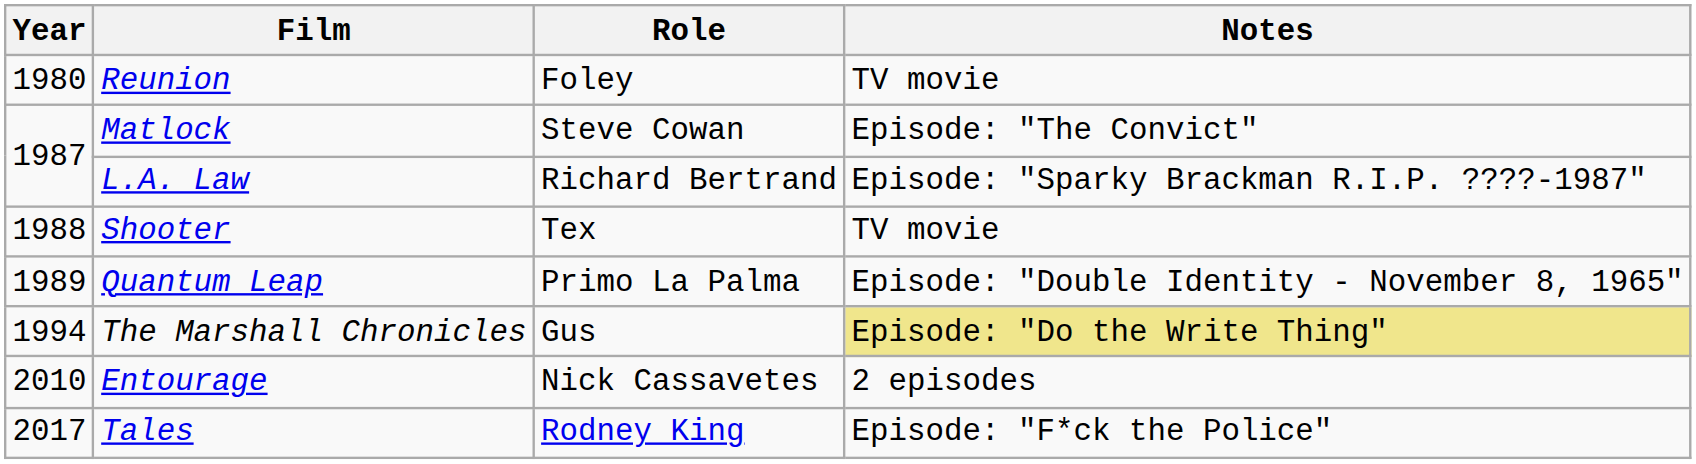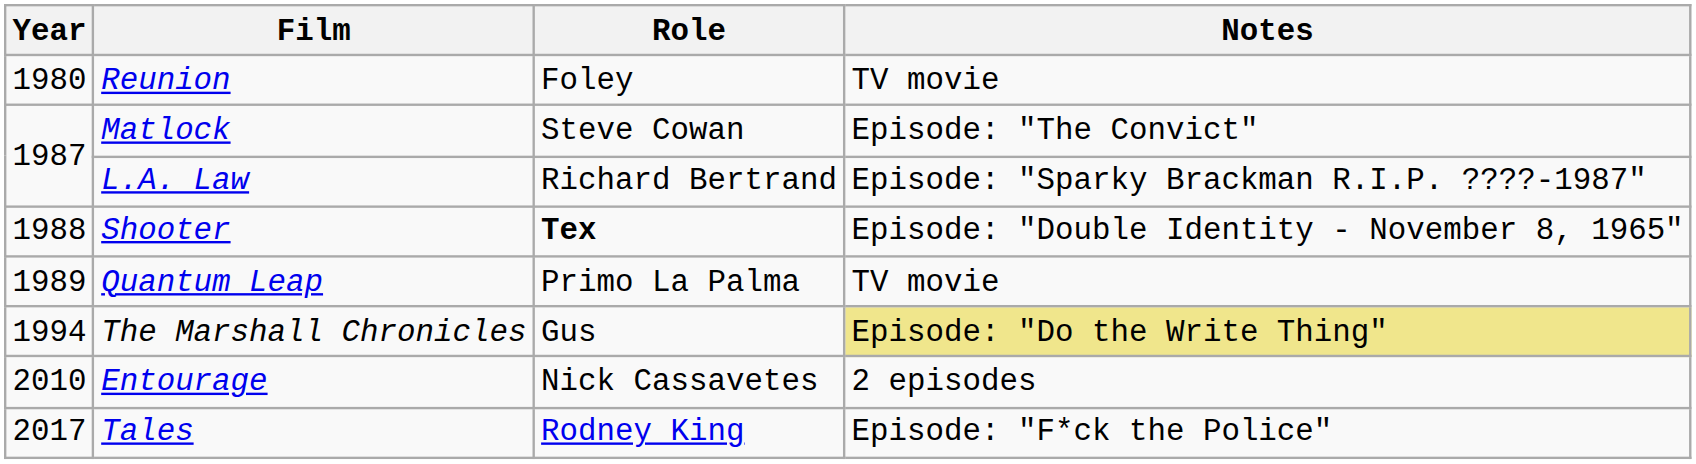(569, 231) normal -> (569, 231) bold
(926, 231) TV movie -> (1268, 231) Episode: "Double Identity - November 8, 1965"
(1268, 281) Episode: "Double Identity - November 8, 1965" -> (926, 281) TV movie
